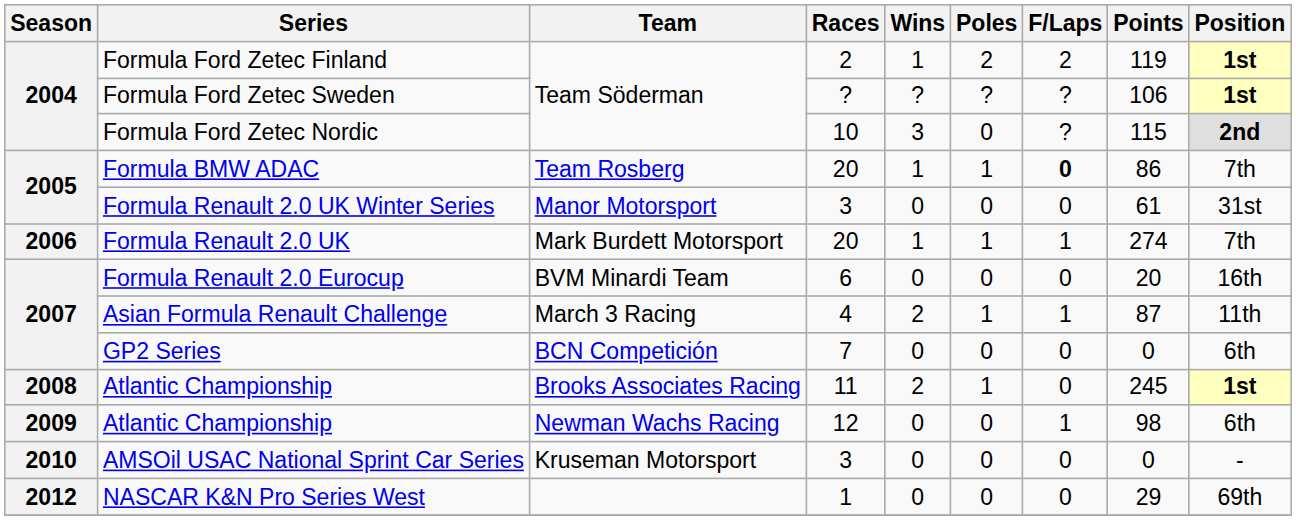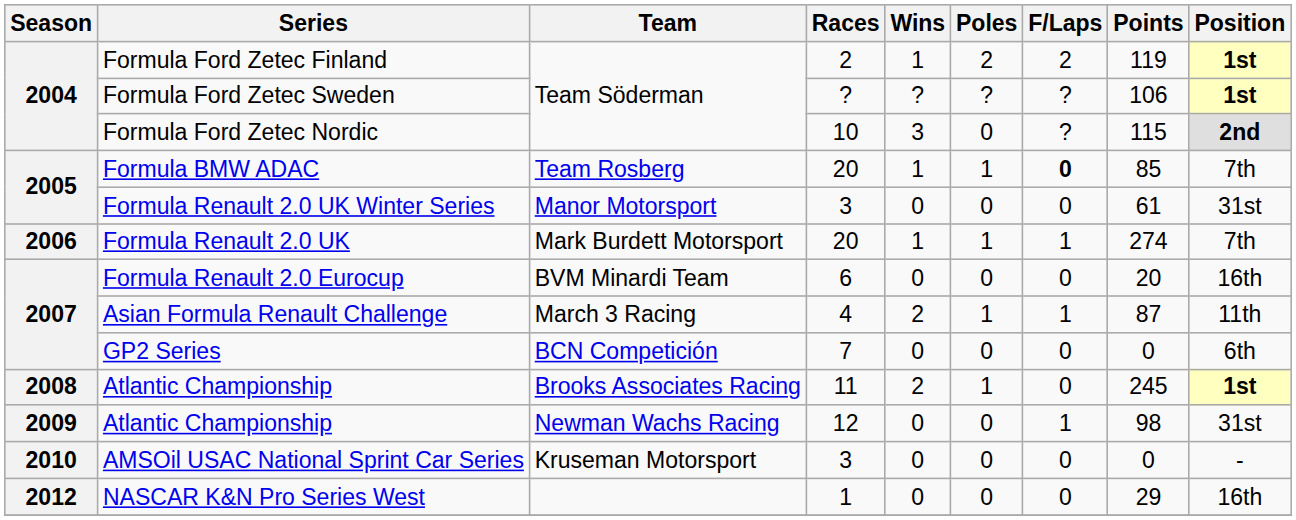(1148, 169) 86 -> (1148, 169) 85
(1240, 424) 6th -> (1240, 424) 31st
(1240, 497) 69th -> (1240, 497) 16th
